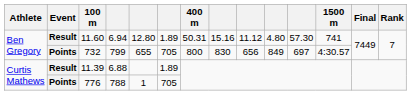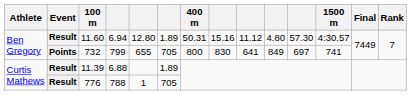(334, 38) 741 -> (334, 38) 4:30.57
(251, 53) 656 -> (251, 53) 641
(334, 53) 4:30.57 -> (334, 53) 741
(63, 83) Points -> (63, 83) Result
